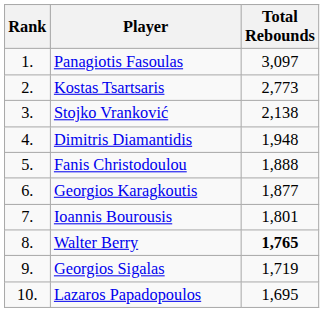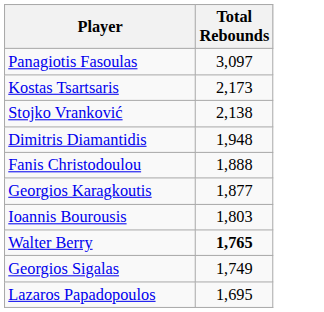- column: (27, 26)
(280, 87) 2,773 -> (234, 87) 2,173
(280, 216) 1,801 -> (234, 216) 1,803
(280, 268) 1,719 -> (234, 268) 1,749
